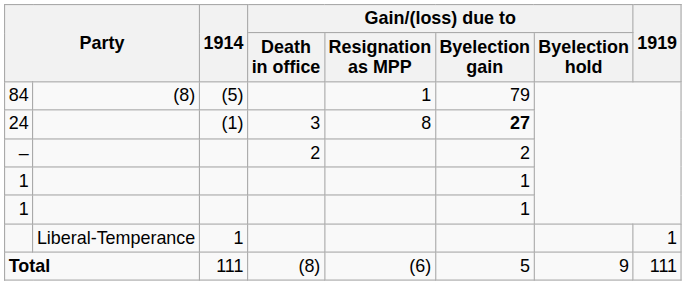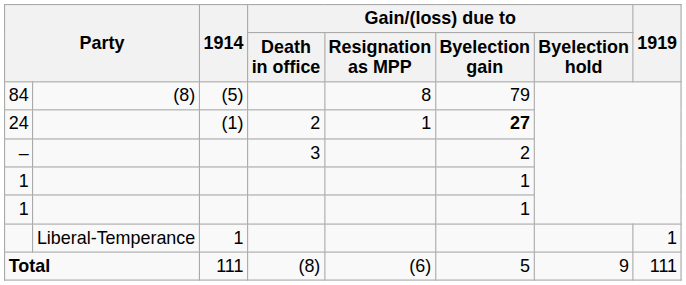(426, 95) 1 -> (426, 95) 8
(315, 124) 3 -> (315, 124) 2
(426, 124) 8 -> (426, 124) 1
(315, 152) 2 -> (315, 152) 3
